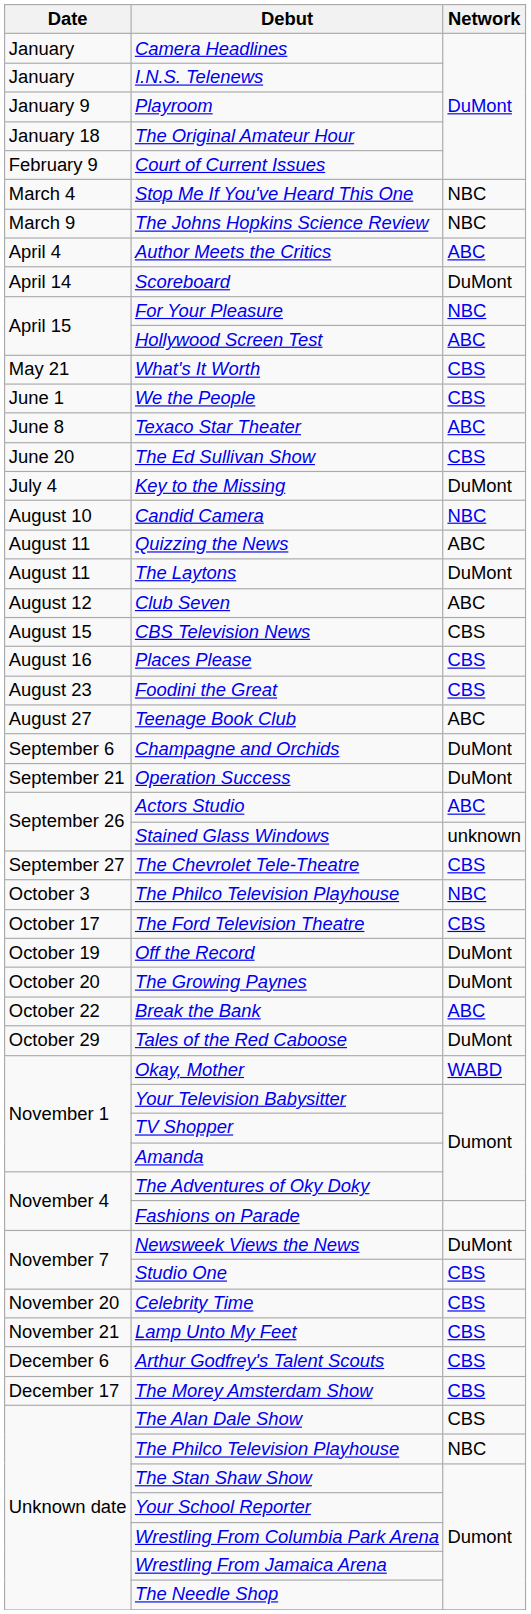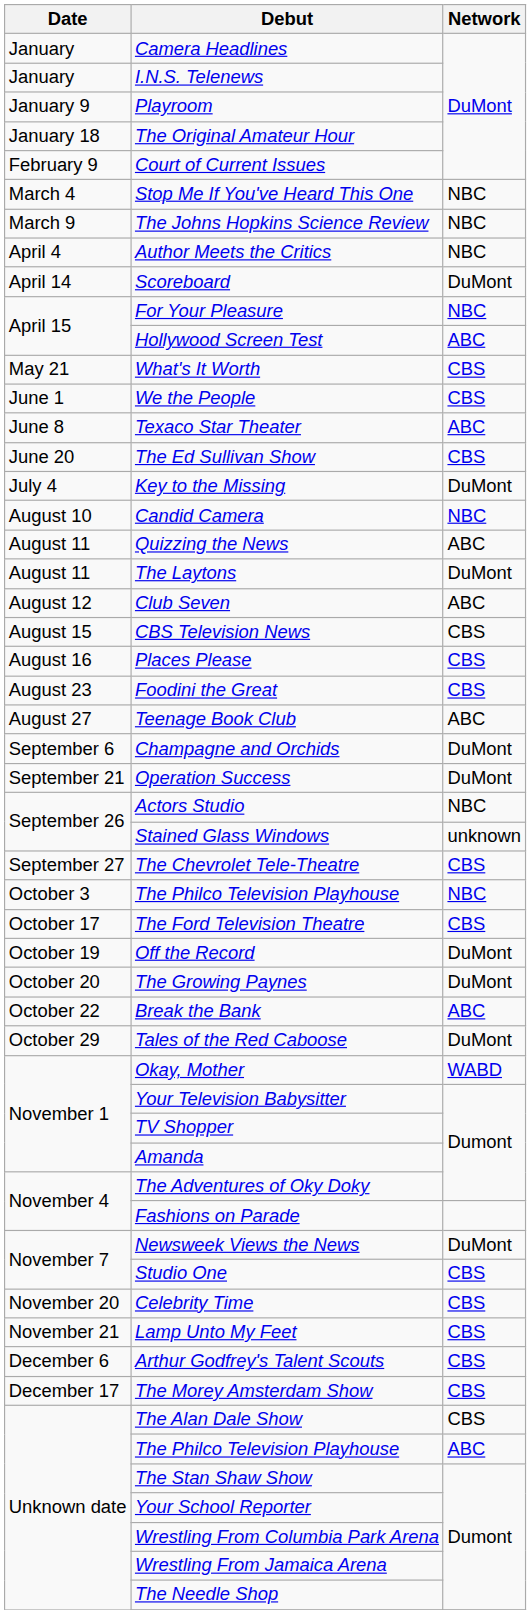(466, 252) ABC -> (467, 252) NBC
(466, 806) ABC -> (467, 806) NBC
(467, 1448) NBC -> (466, 1448) ABC
